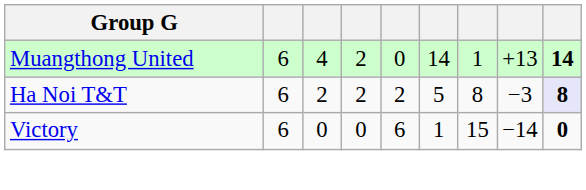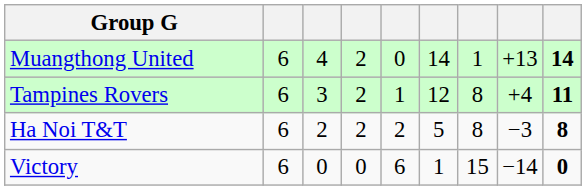+ row: (89, 94)
(562, 94) lavender background -> (562, 130) no background
